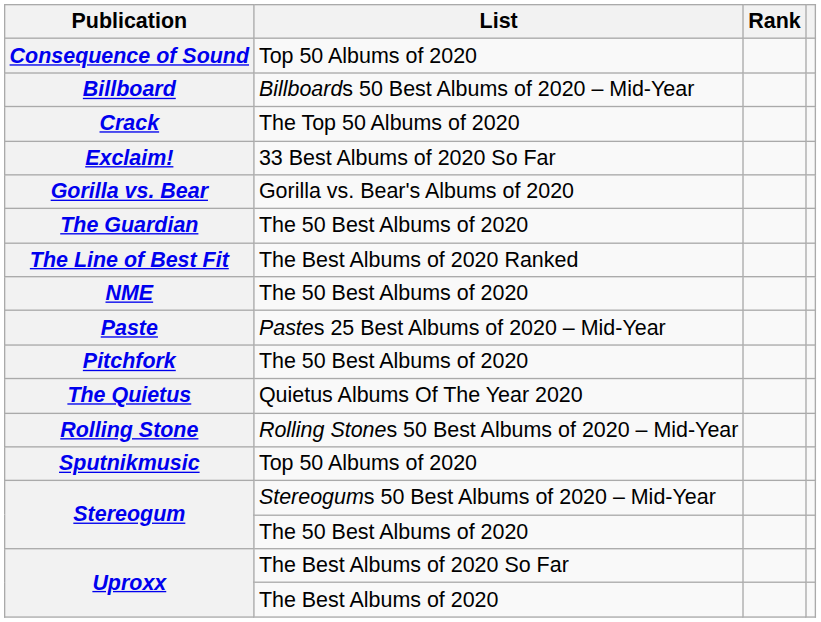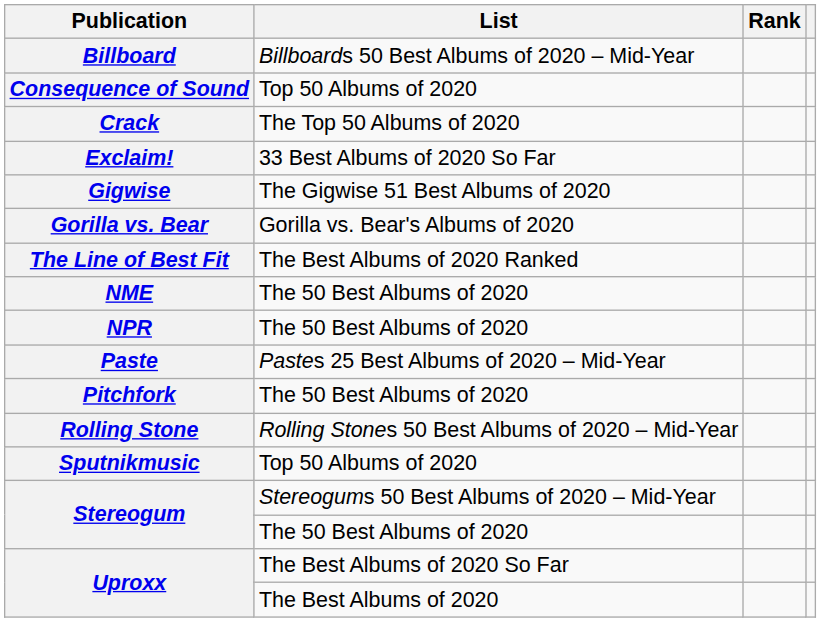rows swapped: (129, 89) <-> (129, 55)
+ row: (129, 191)
- row: (129, 225)
+ row: (129, 327)
- row: (129, 395)
